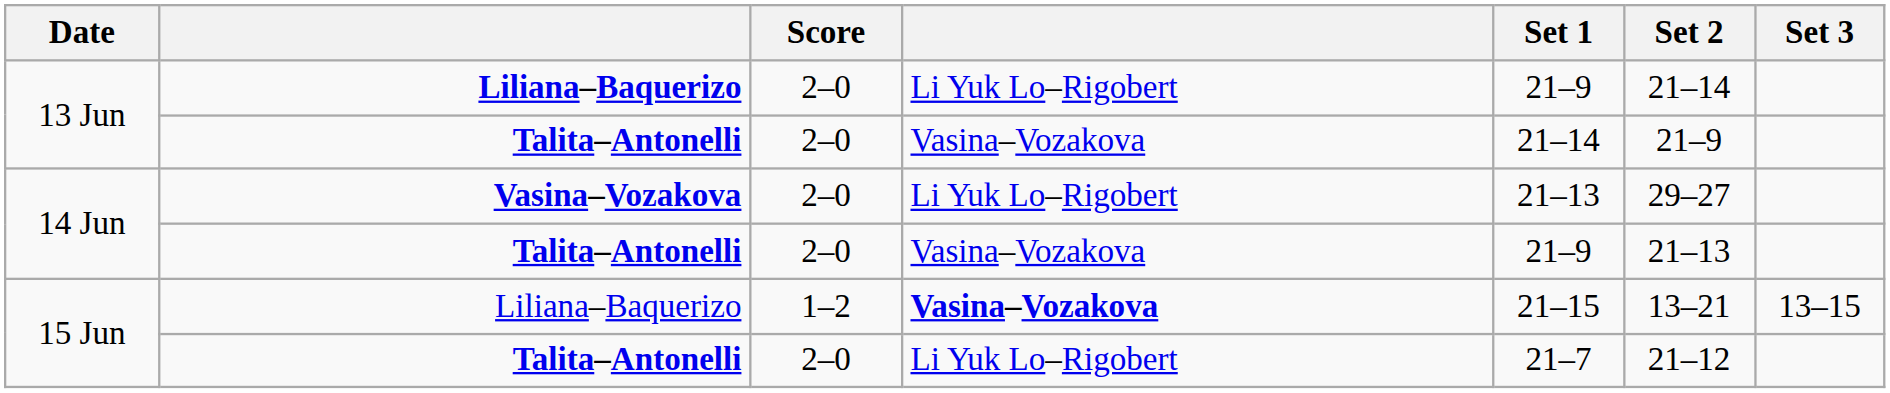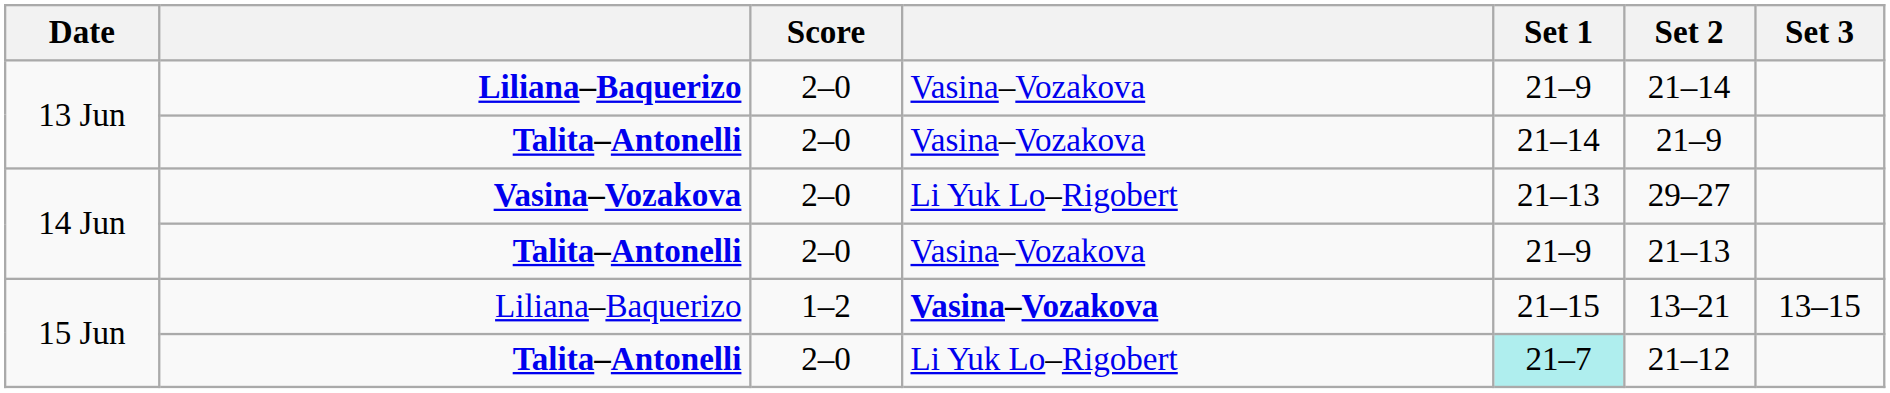(1044, 86) Li Yuk Lo–Rigobert -> (1028, 86) Vasina–Vozakova
(1559, 359) no background -> (1559, 359) paleturquoise background
